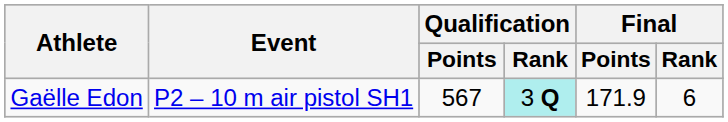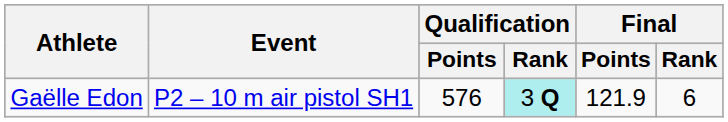(462, 98) 567 -> (462, 98) 576
(616, 98) 171.9 -> (616, 98) 121.9
